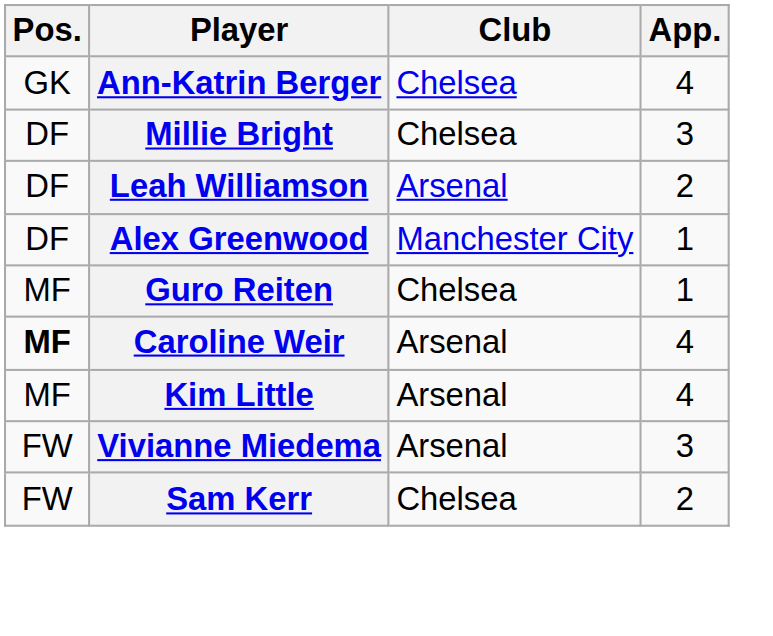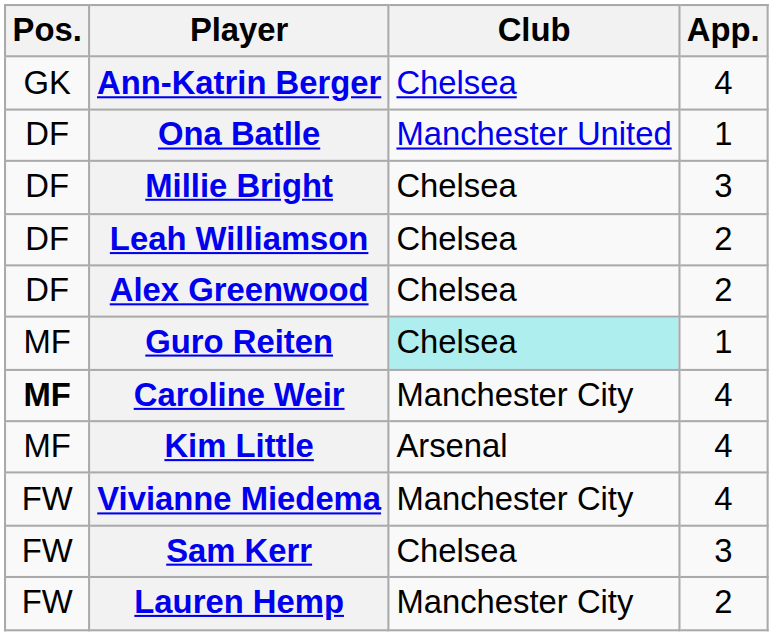+ row: (239, 134)
(452, 186) Arsenal -> (457, 238) Chelsea
(515, 238) Manchester City -> (457, 290) Chelsea
(685, 238) 1 -> (723, 290) 2
(457, 290) no background -> (457, 342) paleturquoise background
(452, 342) Arsenal -> (515, 394) Manchester City
(452, 446) Arsenal -> (515, 498) Manchester City
(685, 446) 3 -> (723, 498) 4
(685, 498) 2 -> (723, 550) 3
+ row: (239, 602)
